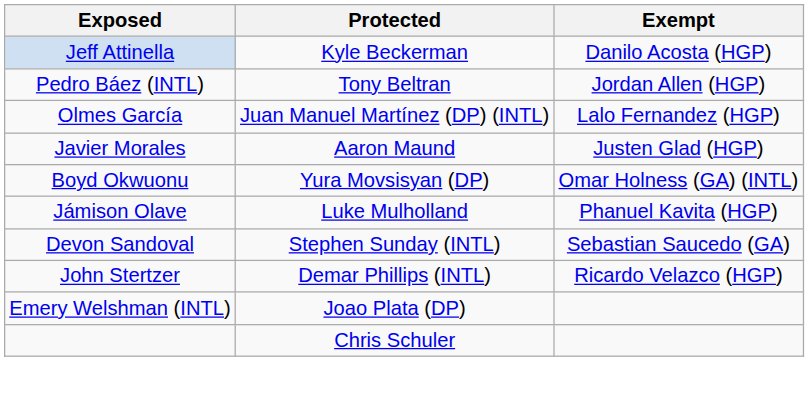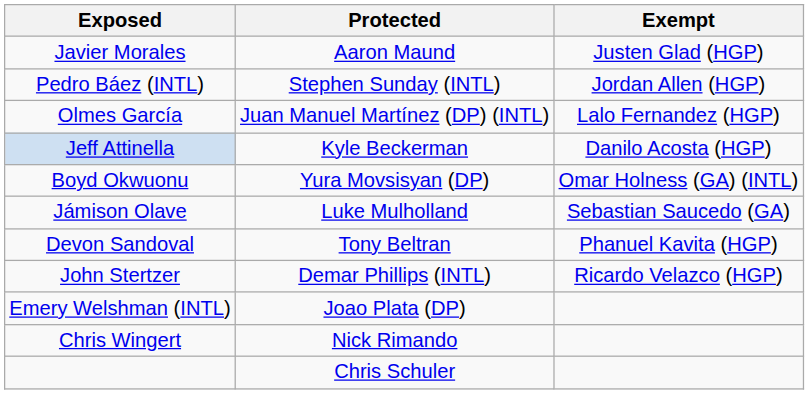rows swapped: (120, 52) <-> (120, 148)
(395, 84) Tony Beltran -> (395, 84) Stephen Sunday (INTL)
(678, 212) Phanuel Kavita (HGP) -> (678, 212) Sebastian Saucedo (GA)
(395, 244) Stephen Sunday (INTL) -> (395, 244) Tony Beltran
(678, 244) Sebastian Saucedo (GA) -> (678, 244) Phanuel Kavita (HGP)
+ row: (120, 340)
